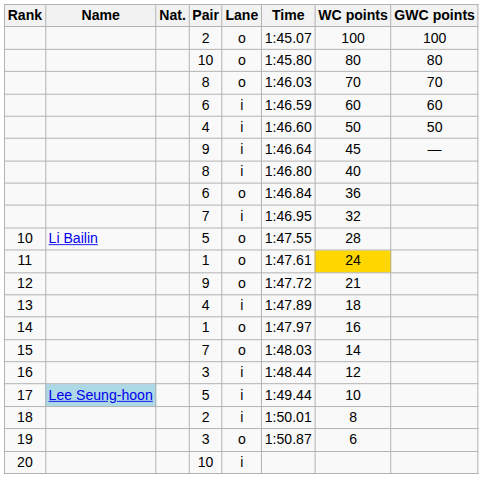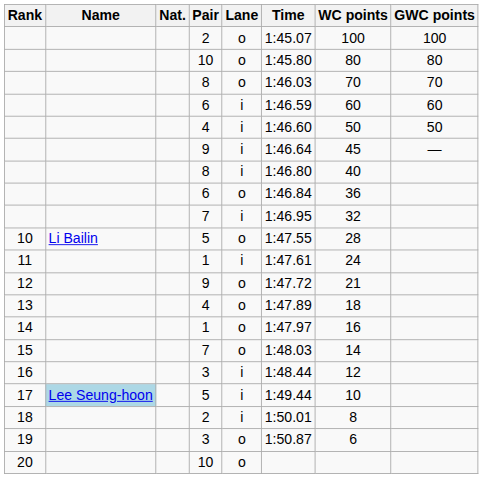(242, 261) o -> (242, 261) i
(353, 261) gold background -> (353, 261) no background
(242, 305) i -> (242, 305) o
(242, 462) i -> (242, 462) o
